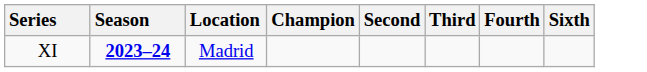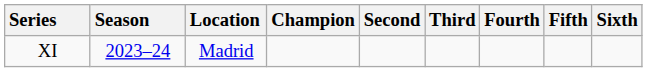+ column: (568, 20)
(138, 50) bold -> (138, 50) normal
